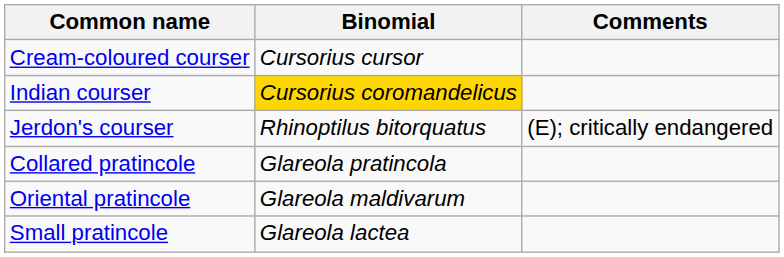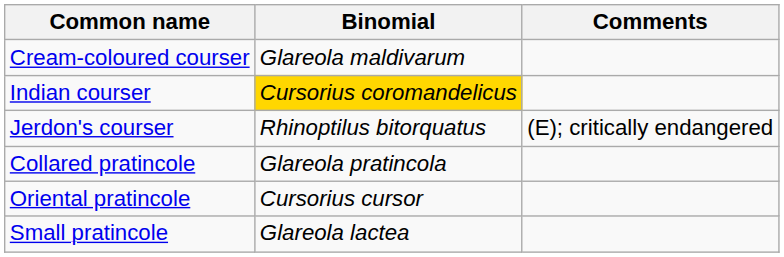(341, 57) Cursorius cursor -> (362, 57) Glareola maldivarum
(362, 198) Glareola maldivarum -> (341, 198) Cursorius cursor
